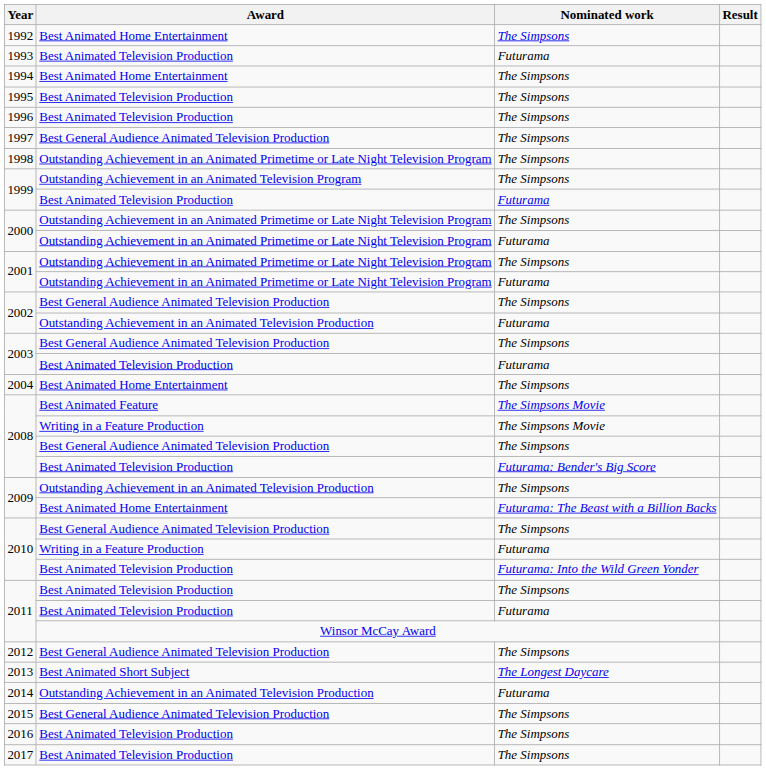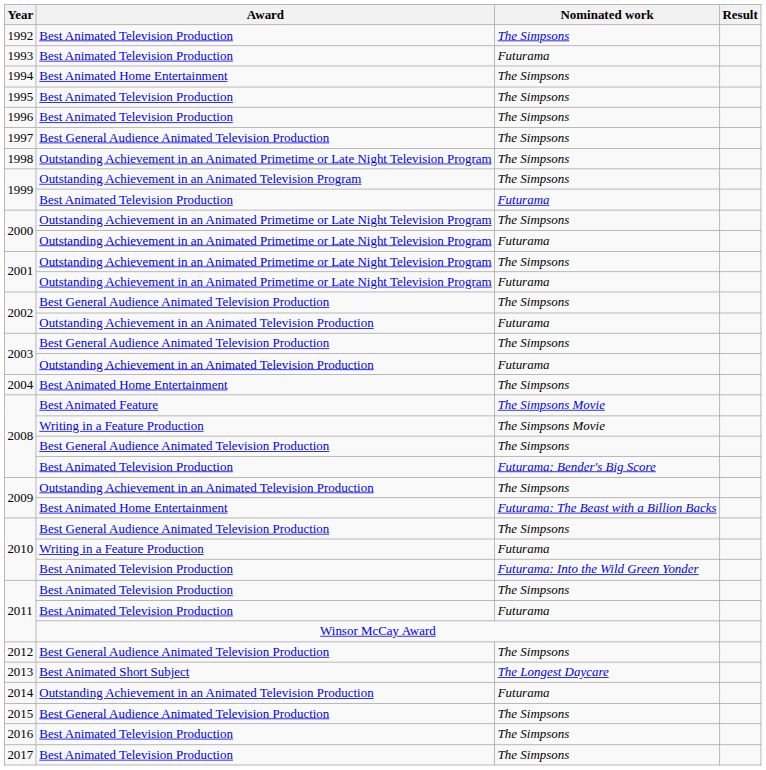(133, 35) Best Animated Home Entertainment -> (136, 35) Best Animated Television Production
(136, 364) Best Animated Television Production -> (206, 364) Outstanding Achievement in an Animated Television Production
